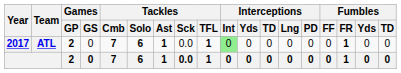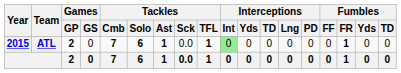(18, 44) 2017 -> (18, 44) 2015
